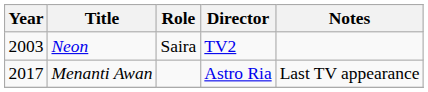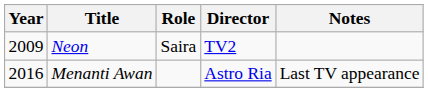(26, 45) 2003 -> (26, 45) 2009
(26, 73) 2017 -> (26, 73) 2016
